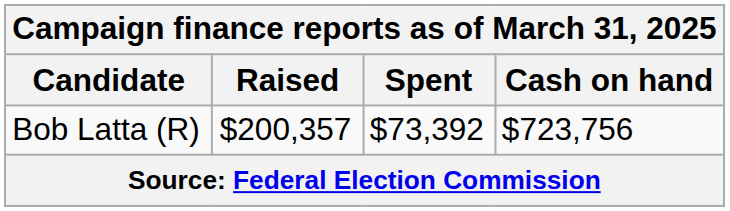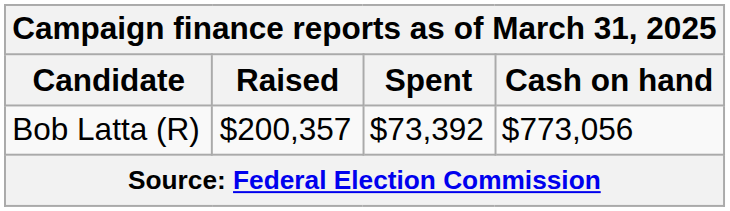(568, 129) $723,756 -> (568, 129) $773,056
